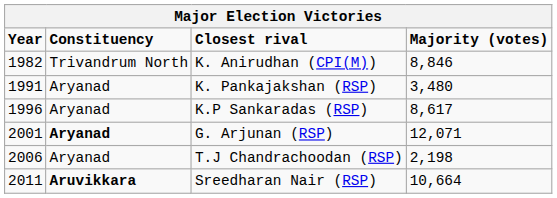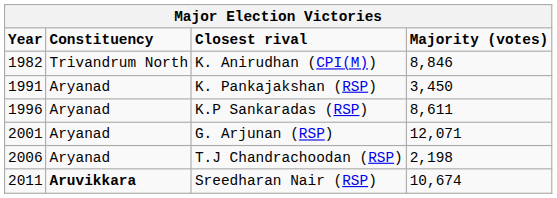(431, 87) 3,480 -> (431, 87) 3,450
(431, 110) 8,617 -> (431, 110) 8,611
(80, 134) bold -> (80, 134) normal
(436, 181) 10,664 -> (436, 181) 10,674
